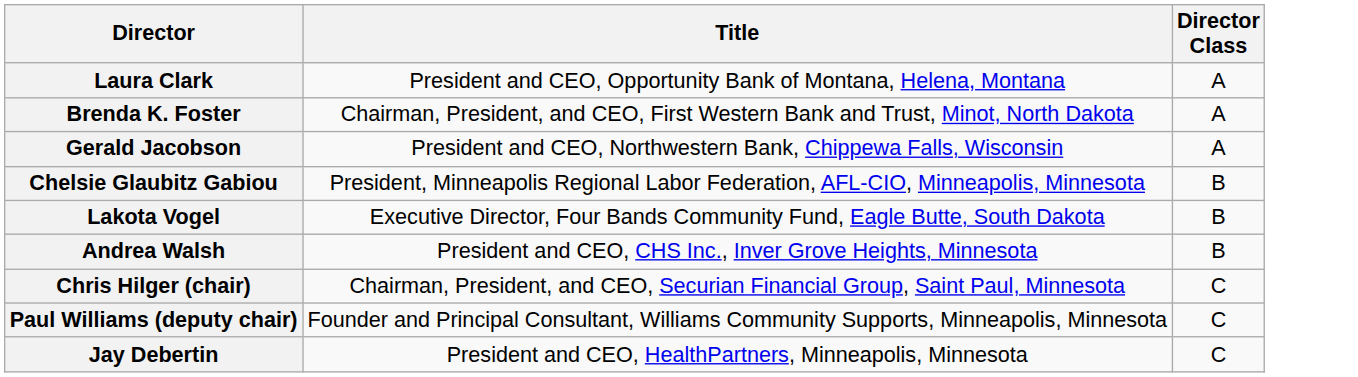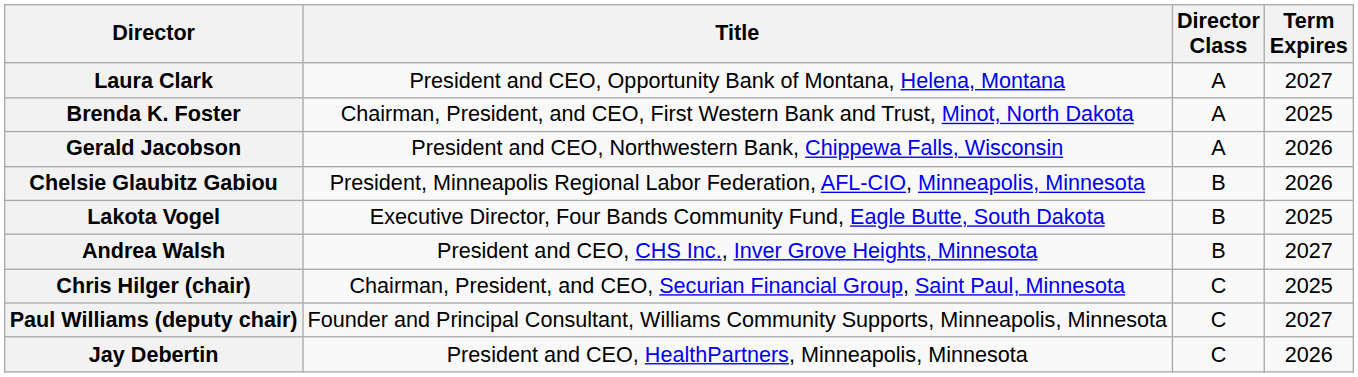+ column: (1309, 33)
